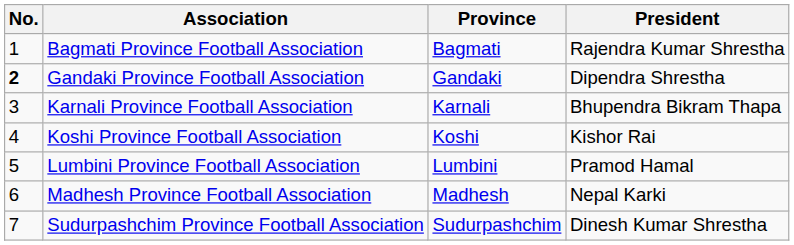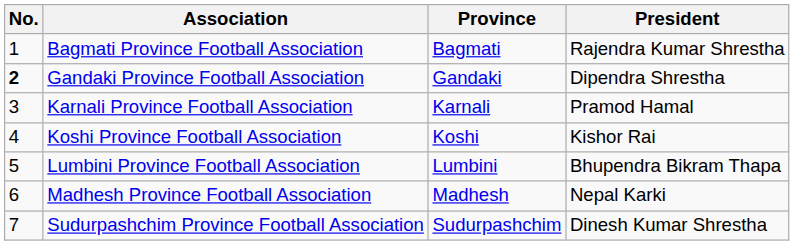(676, 107) Bhupendra Bikram Thapa -> (632, 107) Pramod Hamal
(632, 166) Pramod Hamal -> (676, 166) Bhupendra Bikram Thapa
